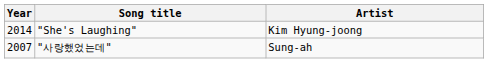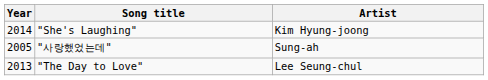(19, 48) 2007 -> (19, 48) 2005
+ row: (90, 66)
